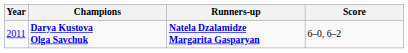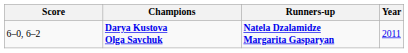columns swapped: (16, 12) <-> (354, 12)
